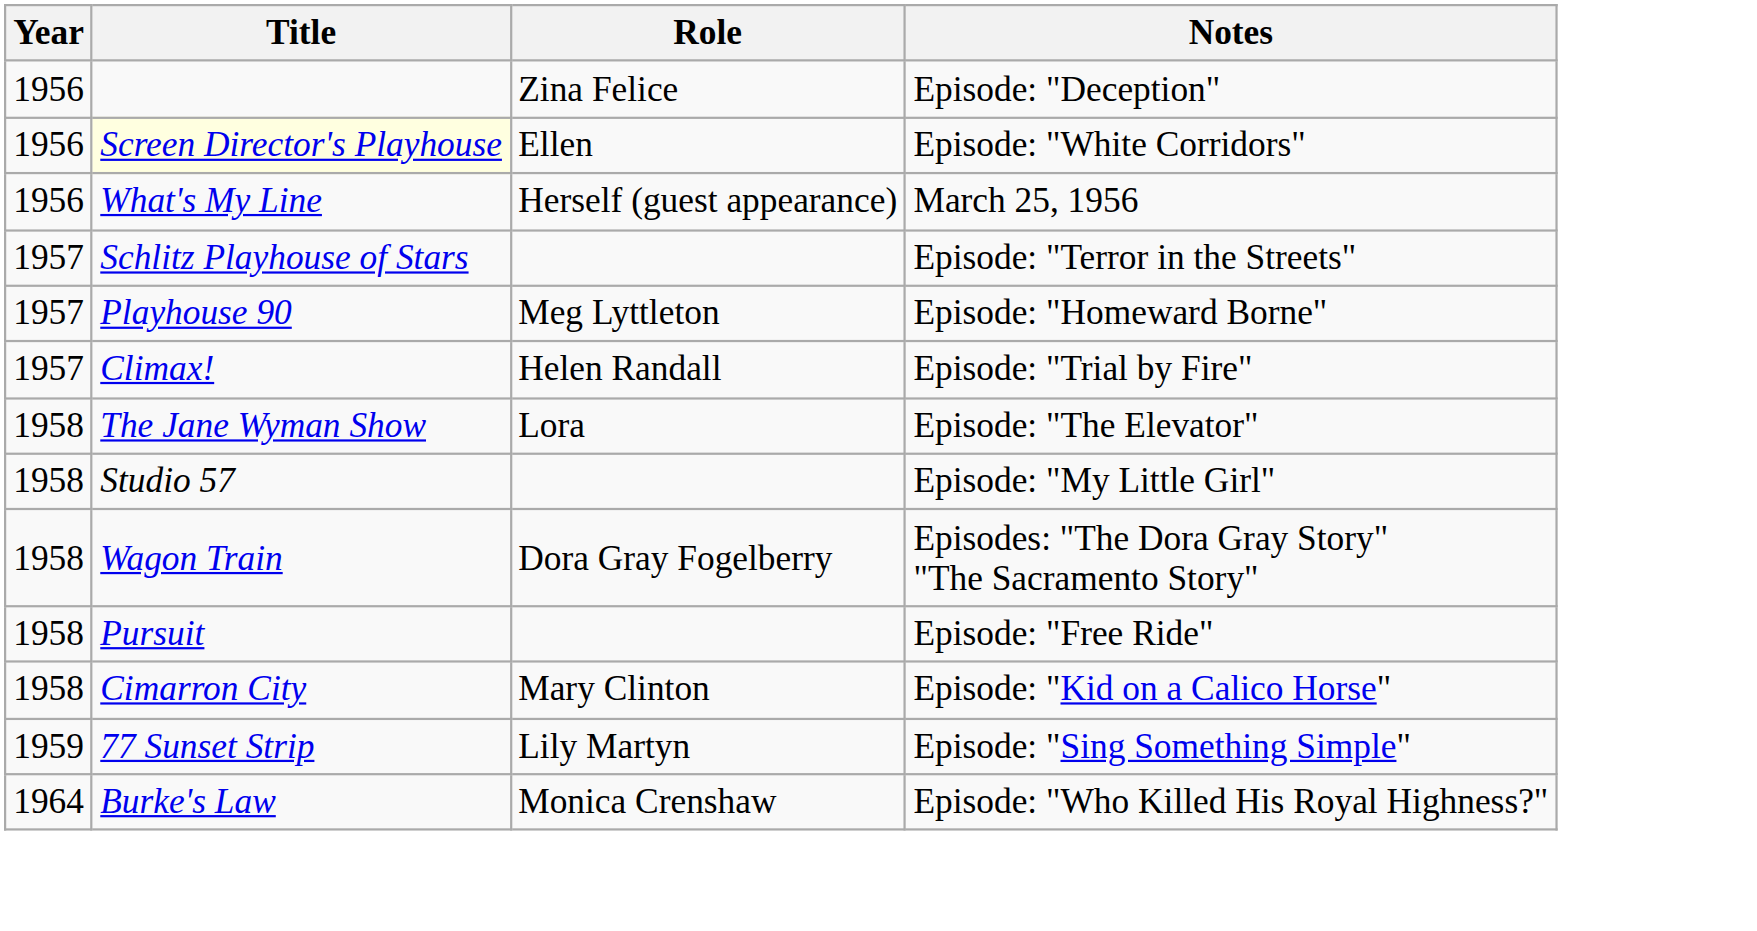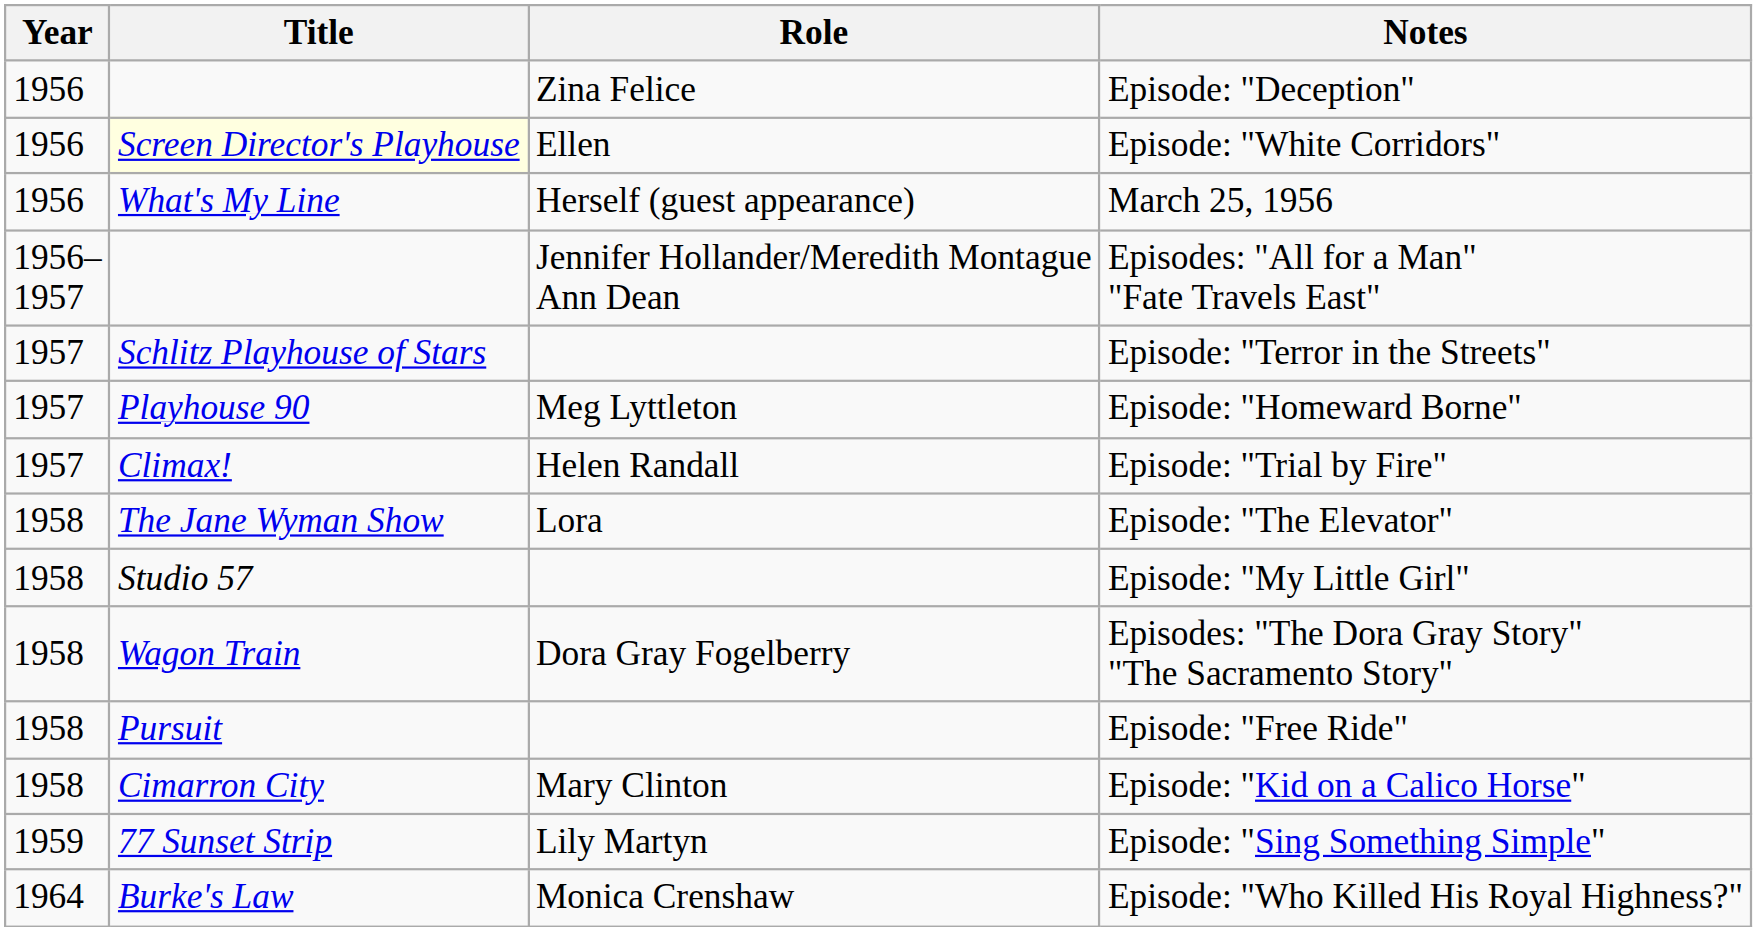+ row: (1292, 276)
